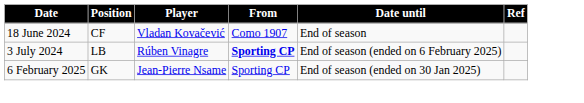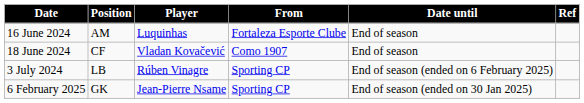+ row: (39, 32)
(263, 51) bold -> (261, 70) normal
